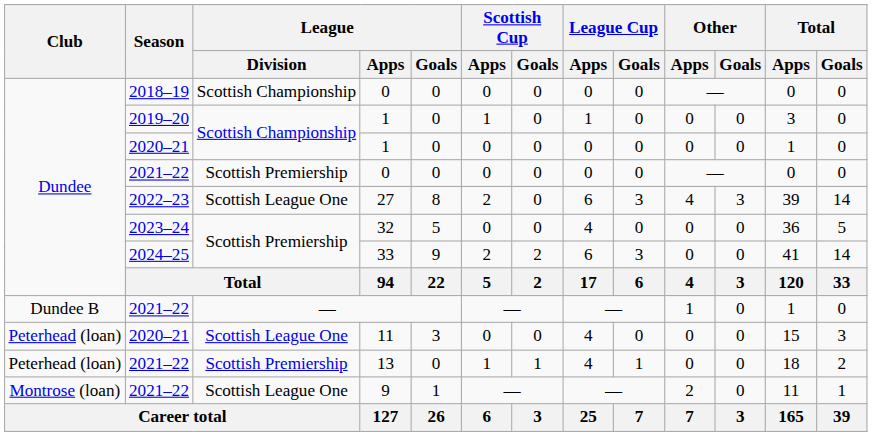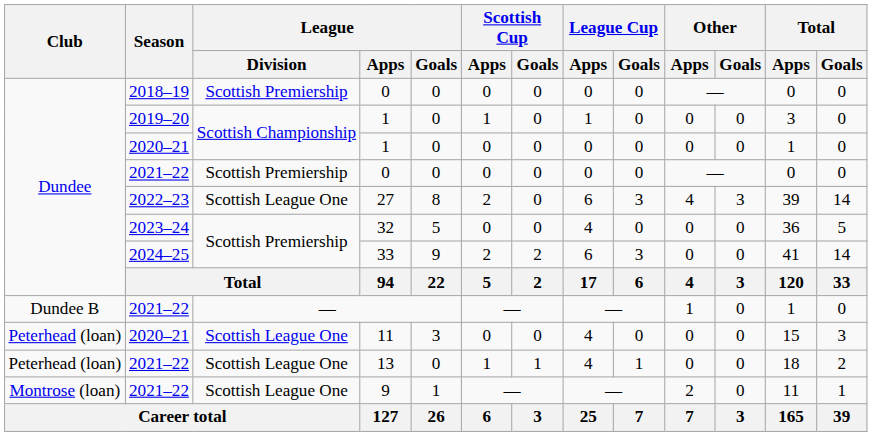(276, 91) Scottish Championship -> (276, 91) Scottish Premiership
(276, 363) Scottish Premiership -> (276, 363) Scottish League One
